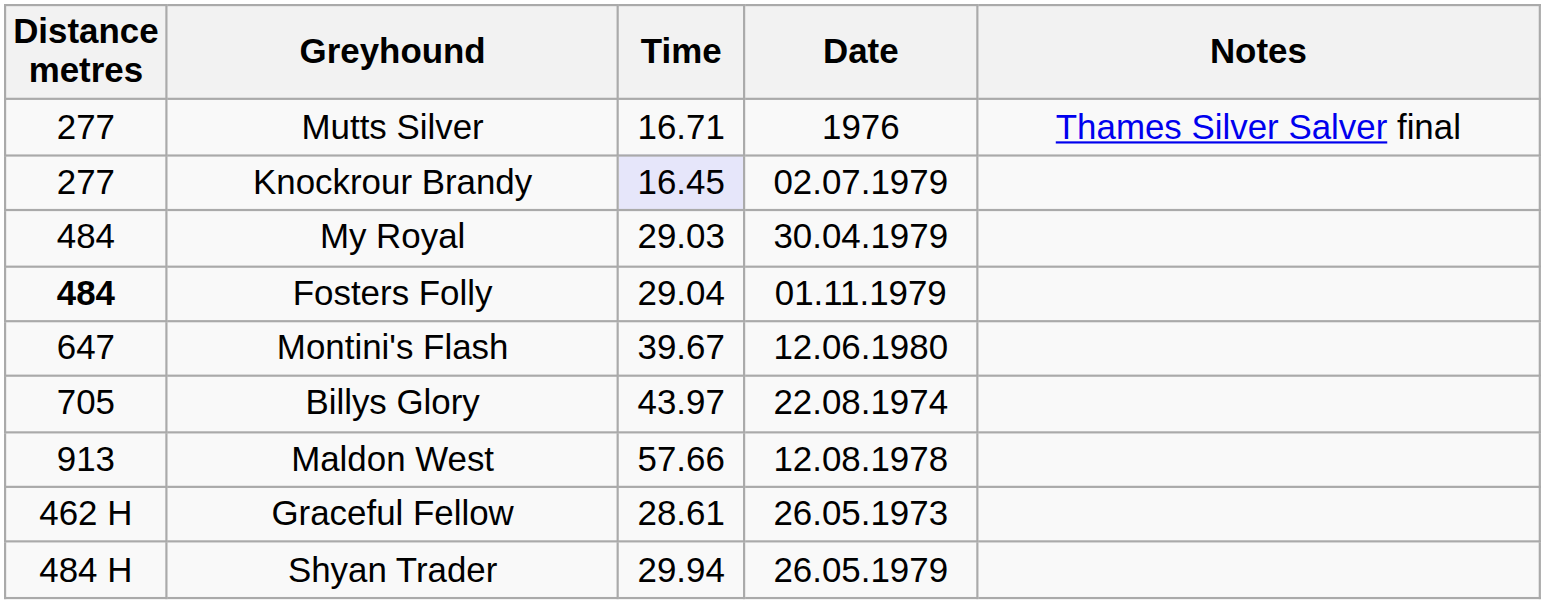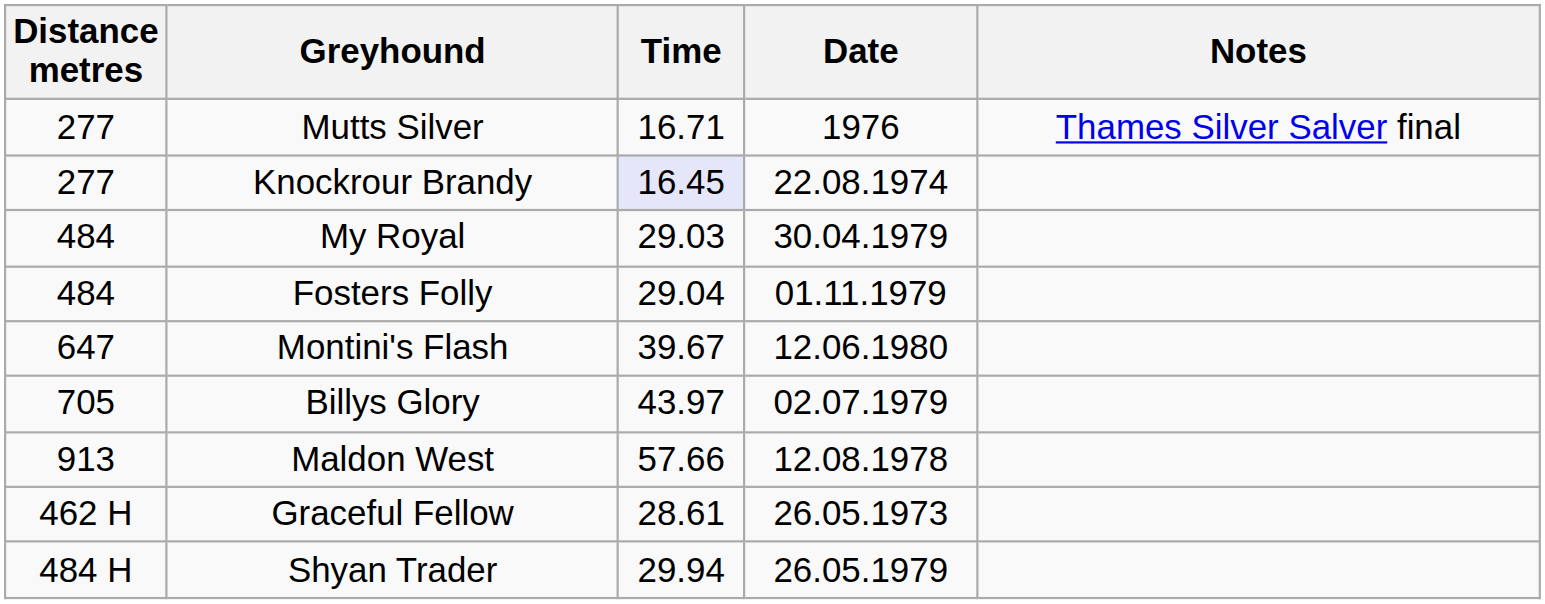(861, 182) 02.07.1979 -> (861, 182) 22.08.1974
(86, 292) bold -> (86, 292) normal
(861, 403) 22.08.1974 -> (861, 403) 02.07.1979
